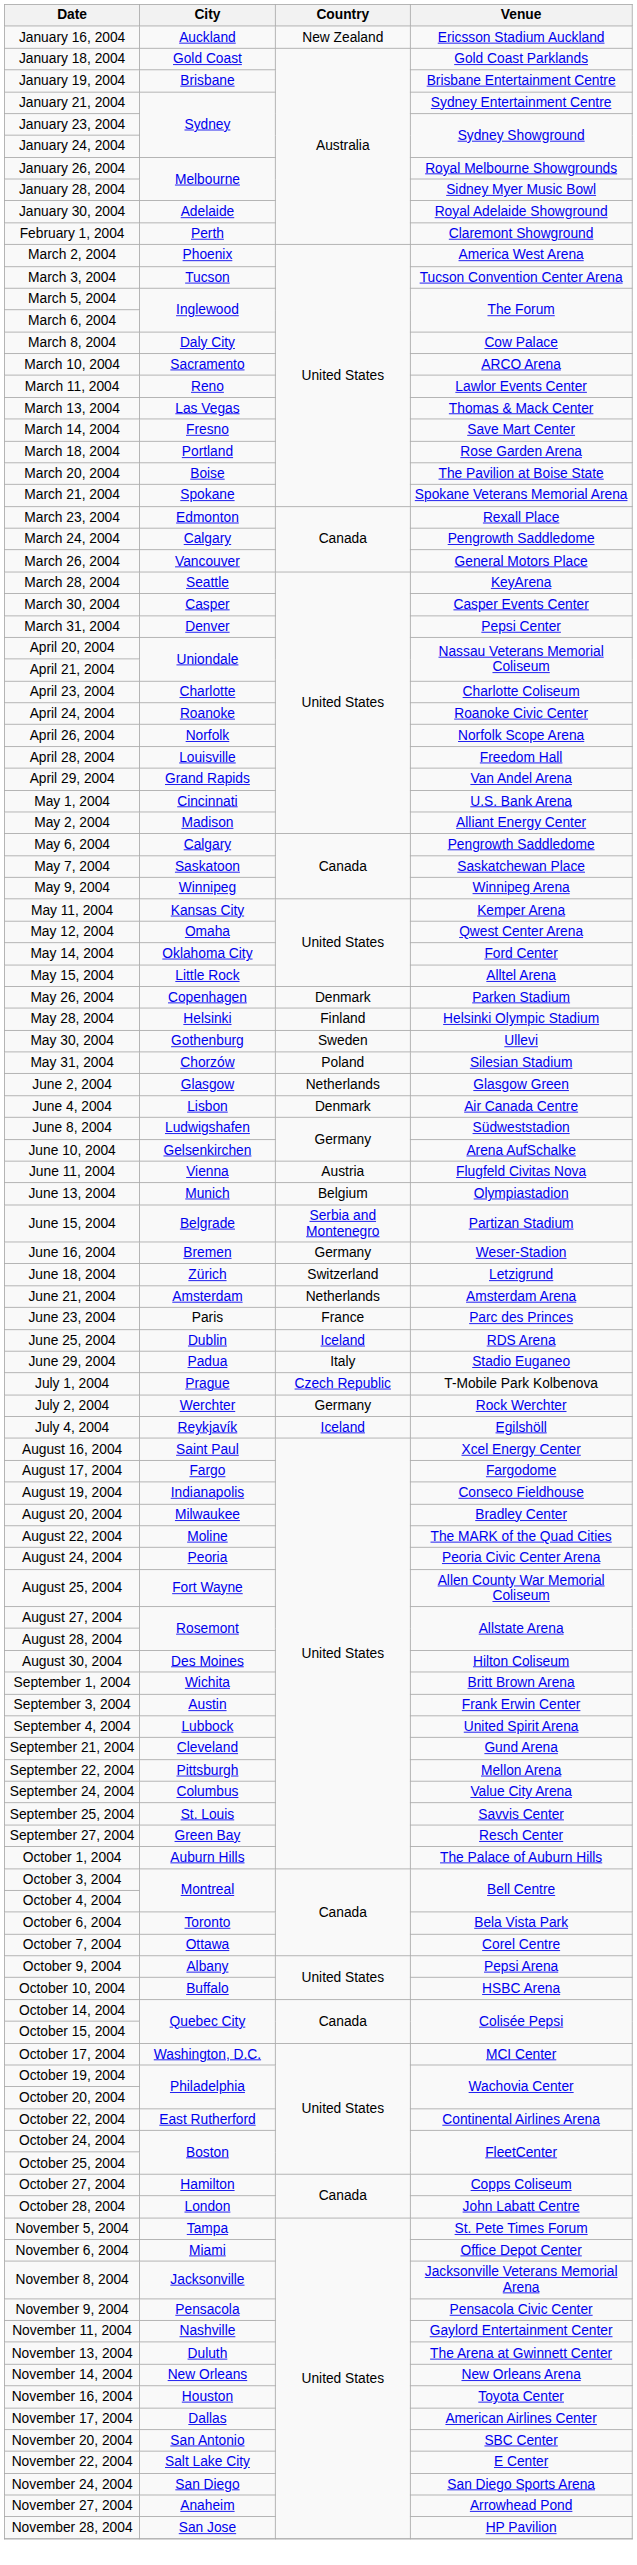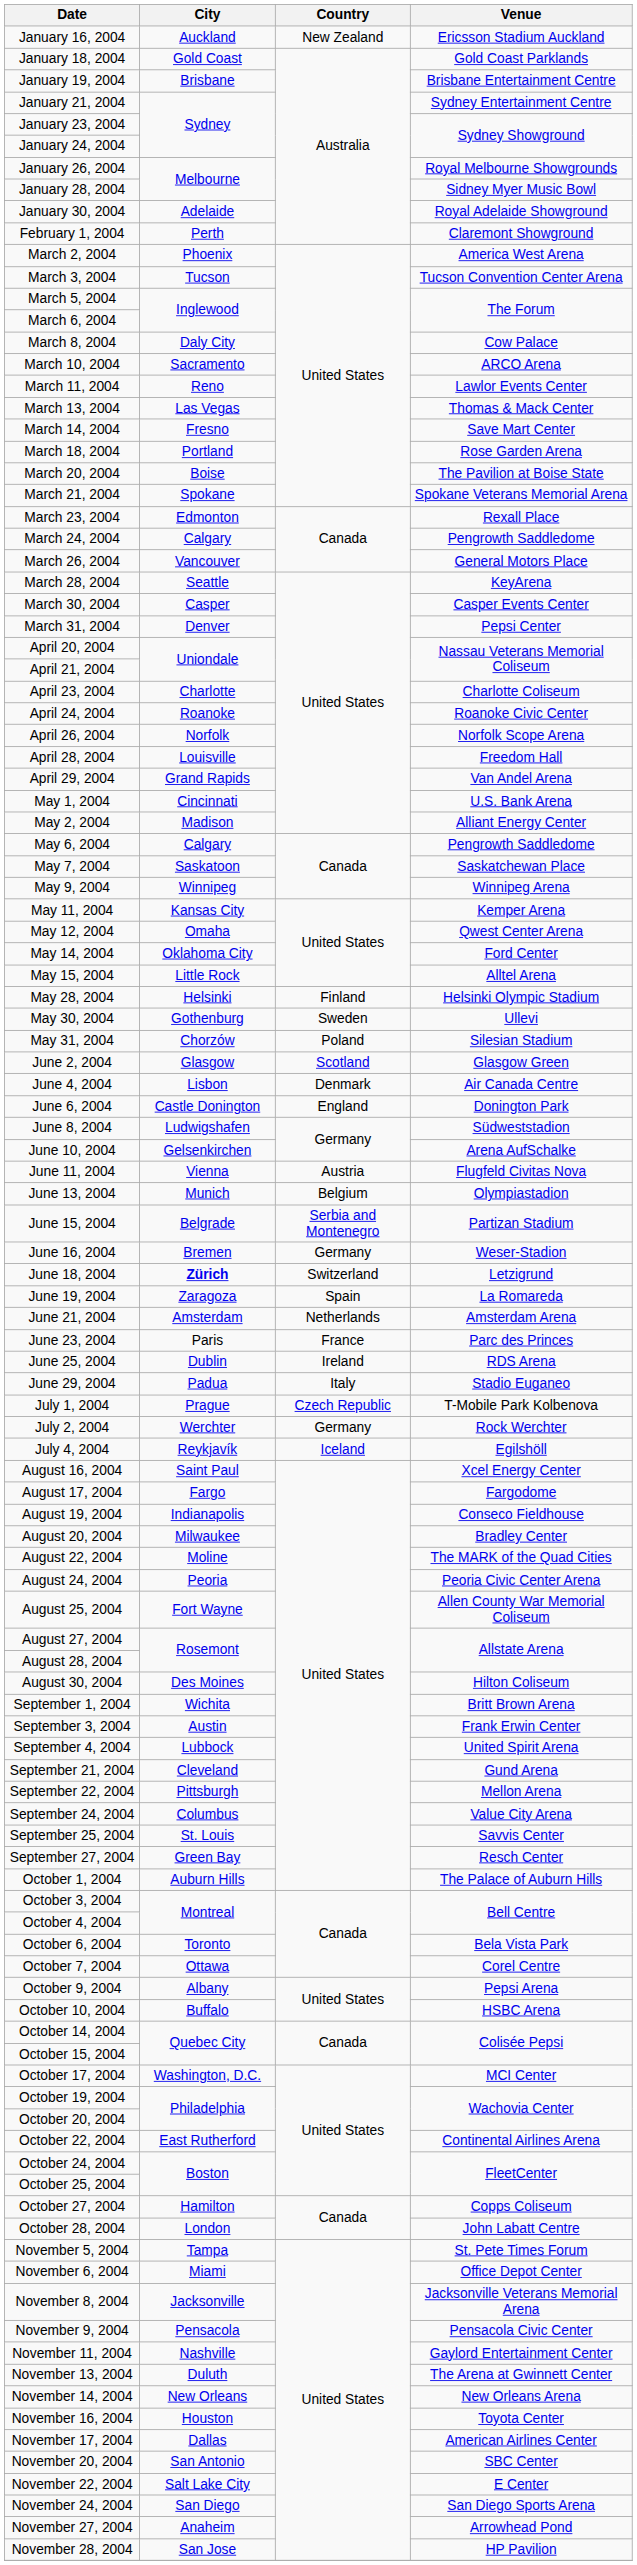- row: (72, 997)
(343, 1084) Netherlands -> (343, 1062) Scotland
+ row: (72, 1106)
(207, 1274) normal -> (207, 1274) bold
+ row: (72, 1296)
(343, 1340) Iceland -> (343, 1362) Ireland
